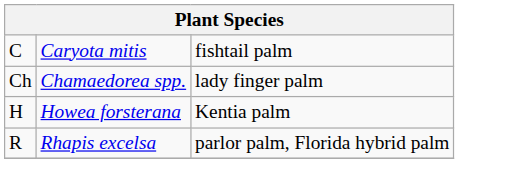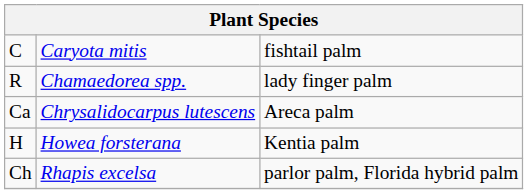(20, 81) Ch -> (16, 81) R
+ row: (148, 111)
(16, 142) R -> (20, 173) Ch
